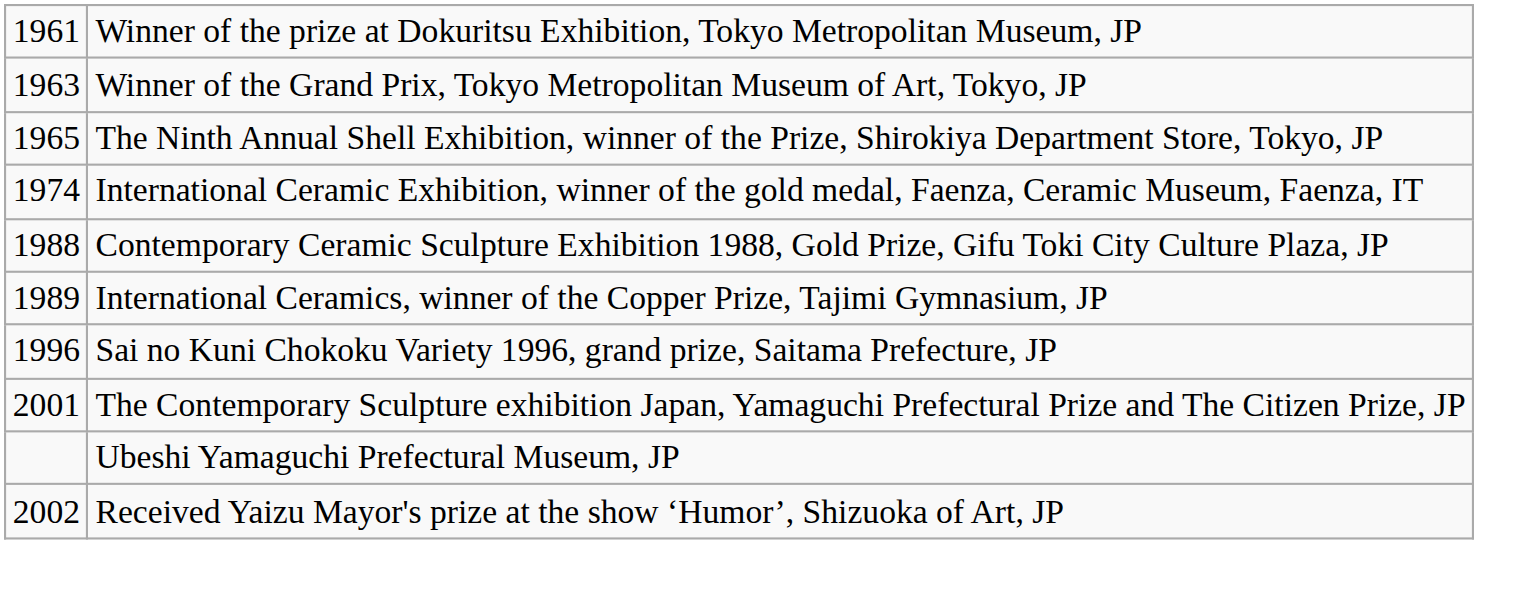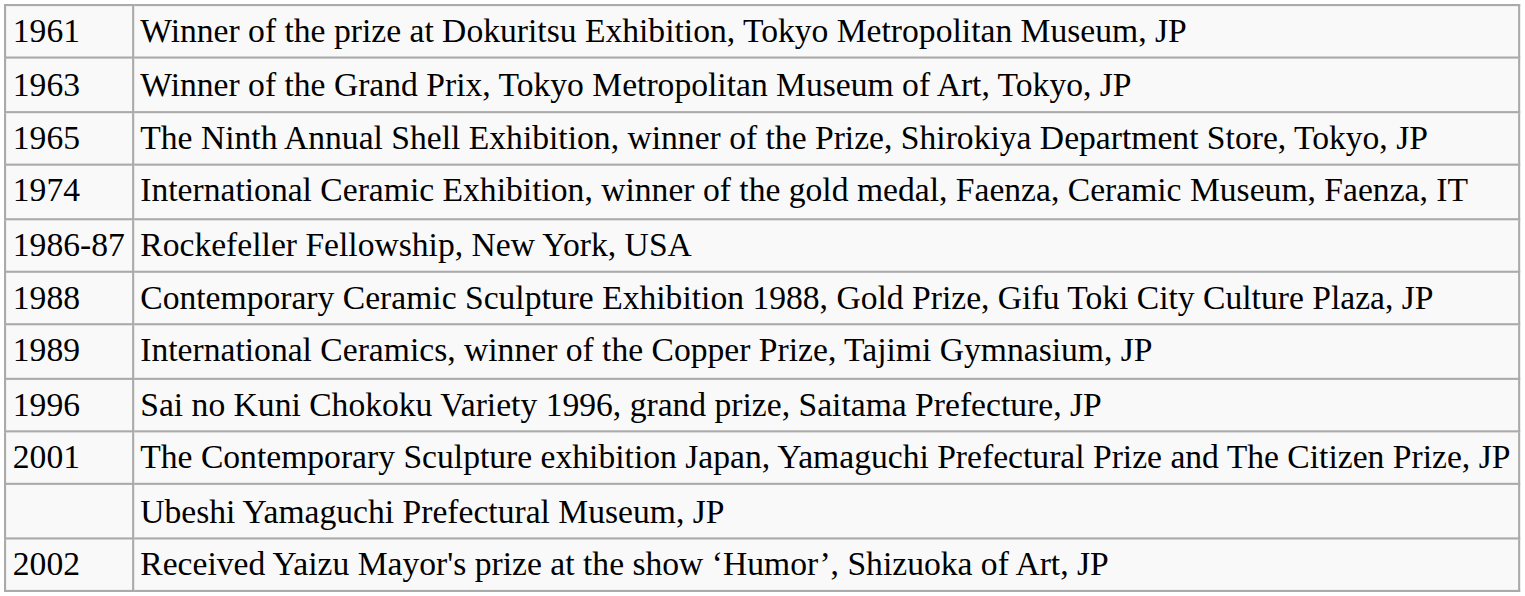+ row: (416, 244)
